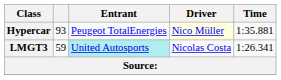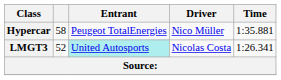(61, 31) 93 -> (61, 31) 58
(198, 31) lightyellow background -> (198, 31) no background
(61, 48) 59 -> (61, 48) 52
